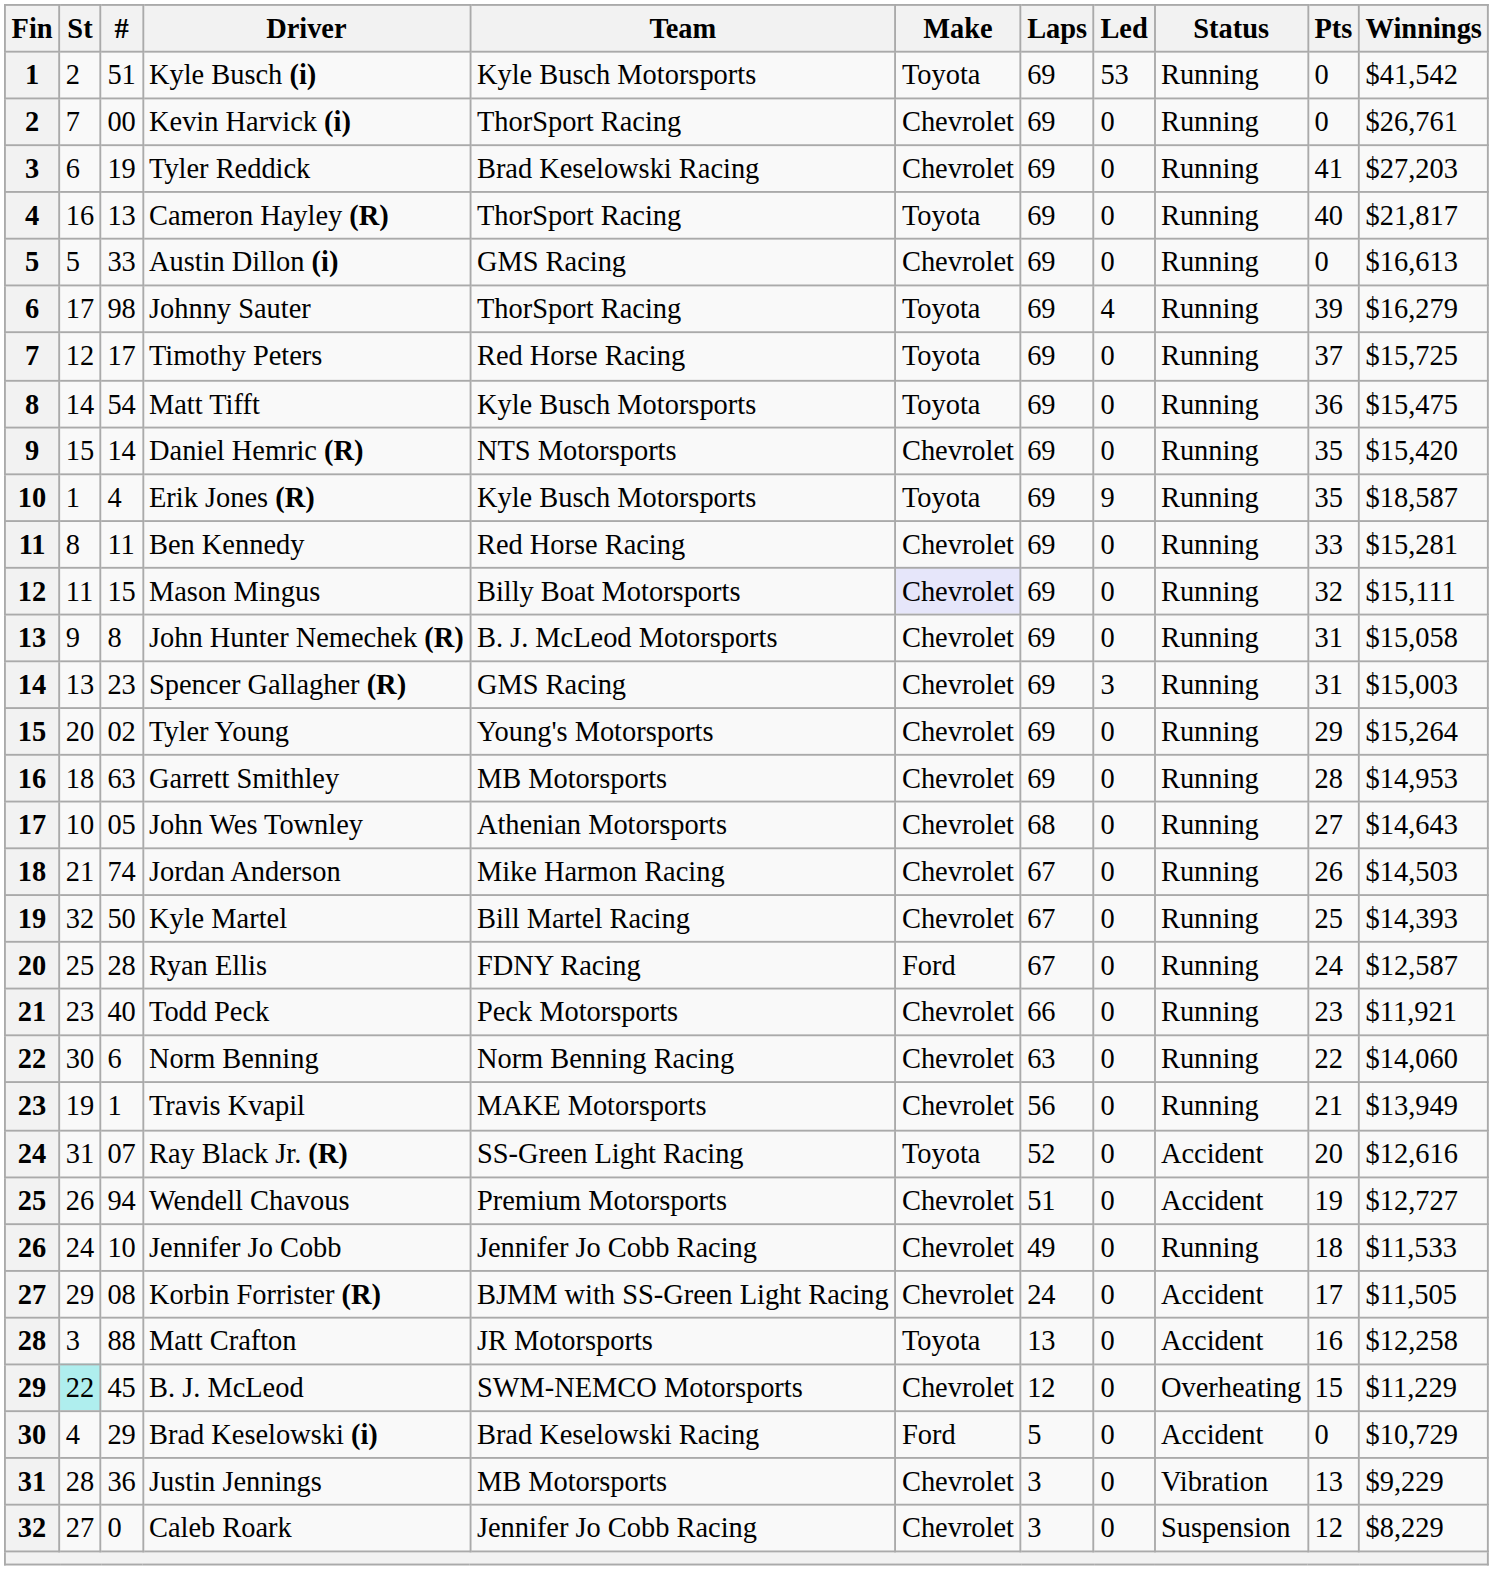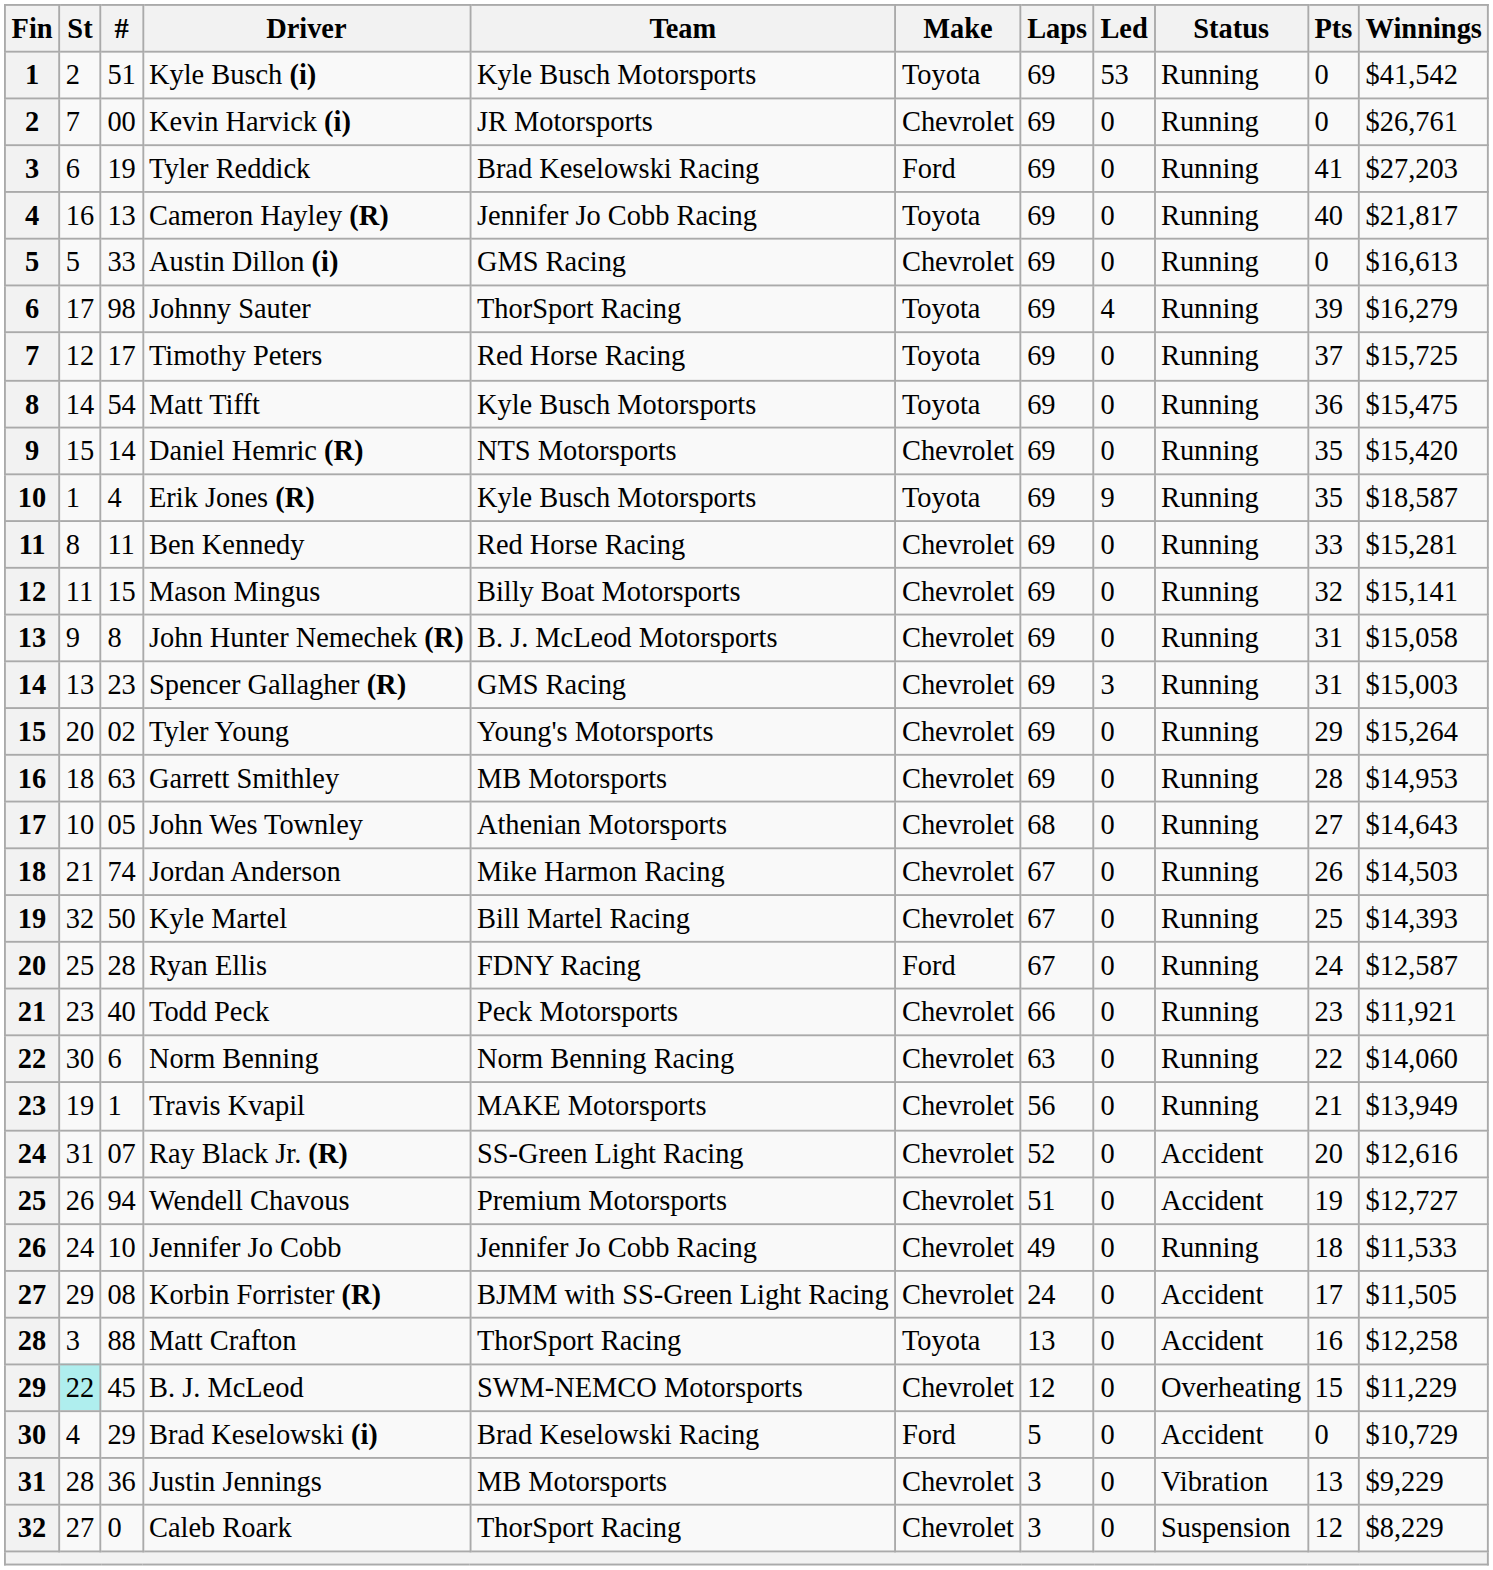(579, 121) ThorSport Racing -> (565, 121) JR Motorsports
(958, 168) Chevrolet -> (929, 168) Ford
(579, 215) ThorSport Racing -> (617, 215) Jennifer Jo Cobb Racing
(958, 590) lavender background -> (958, 590) no background
(1411, 590) $15,111 -> (1412, 590) $15,141
(941, 1152) Toyota -> (958, 1152) Chevrolet
(565, 1340) JR Motorsports -> (579, 1340) ThorSport Racing
(617, 1527) Jennifer Jo Cobb Racing -> (579, 1527) ThorSport Racing
